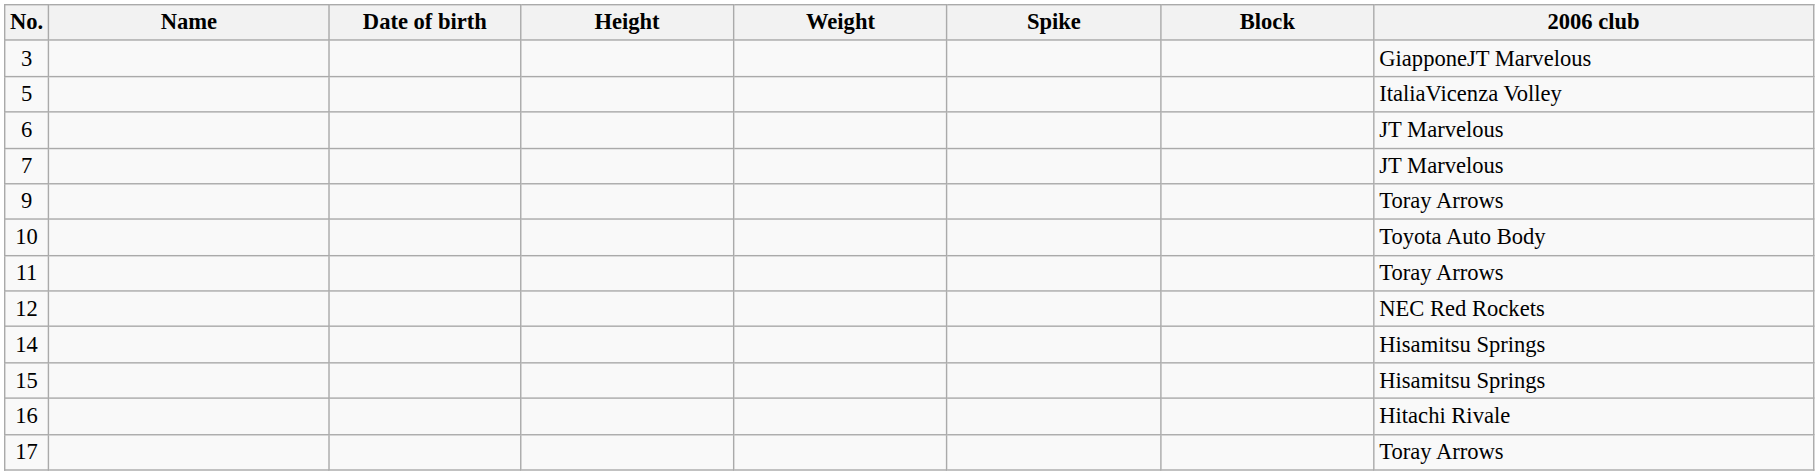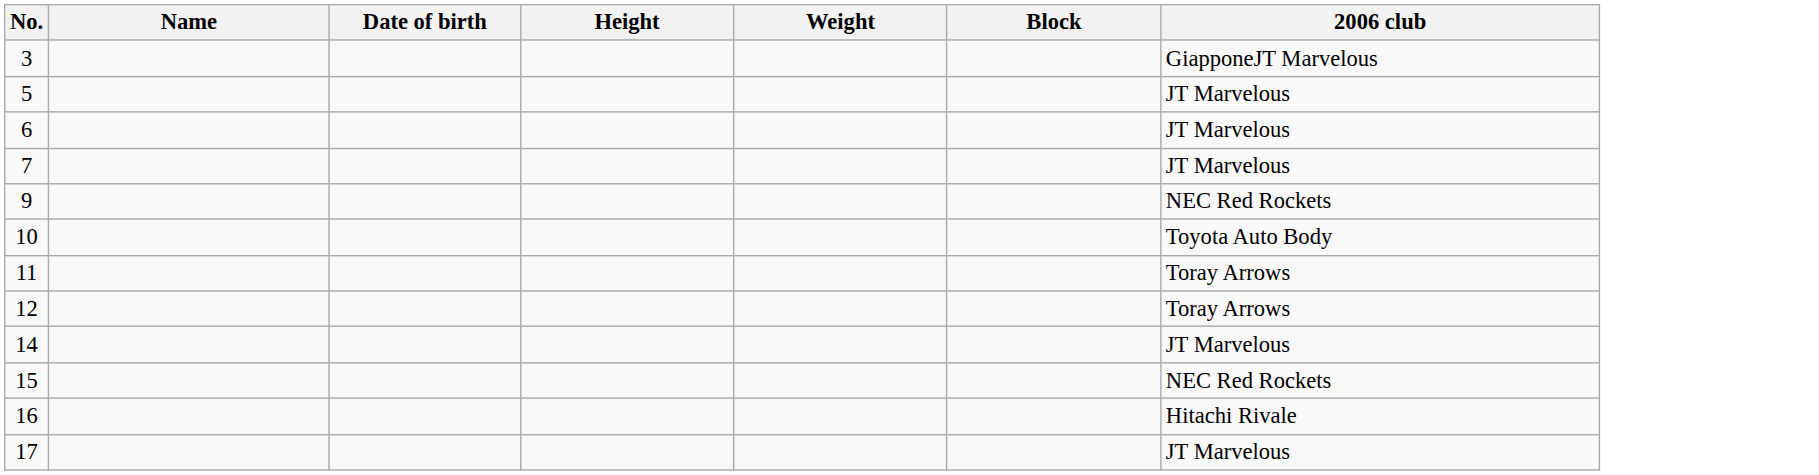- column: (1054, 22)
(1471, 93) ItaliaVicenza Volley -> (1228, 93) JT Marvelous
(1441, 201) Toray Arrows -> (1249, 201) NEC Red Rockets
(1462, 308) NEC Red Rockets -> (1228, 308) Toray Arrows
(1462, 344) Hisamitsu Springs -> (1228, 344) JT Marvelous
(1462, 380) Hisamitsu Springs -> (1249, 380) NEC Red Rockets
(1441, 451) Toray Arrows -> (1228, 451) JT Marvelous
